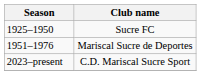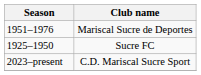rows swapped: (135, 29) <-> (135, 45)
